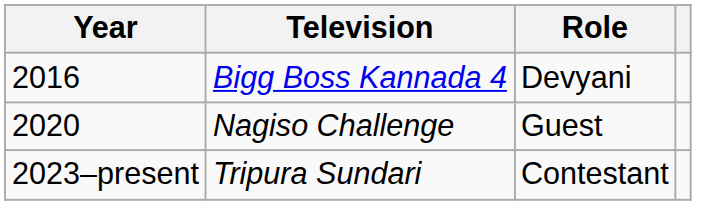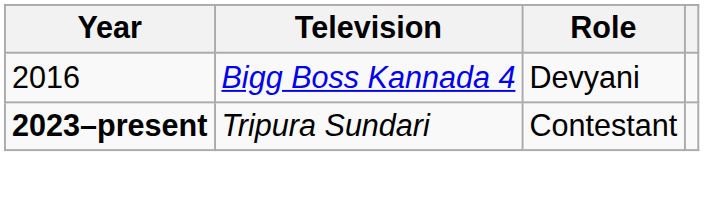- row: (334, 125)
(105, 174) normal -> (110, 125) bold
